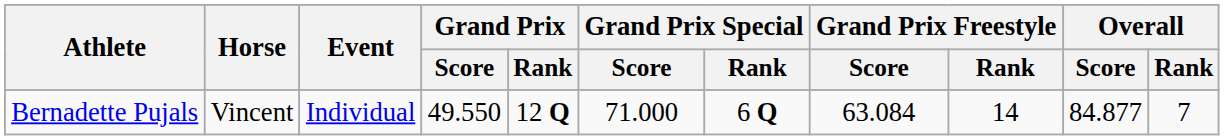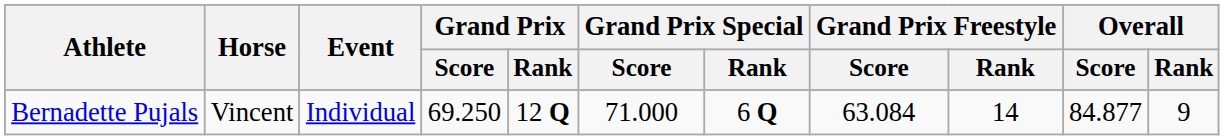(464, 112) 49.550 -> (464, 112) 69.250
(1184, 112) 7 -> (1184, 112) 9
